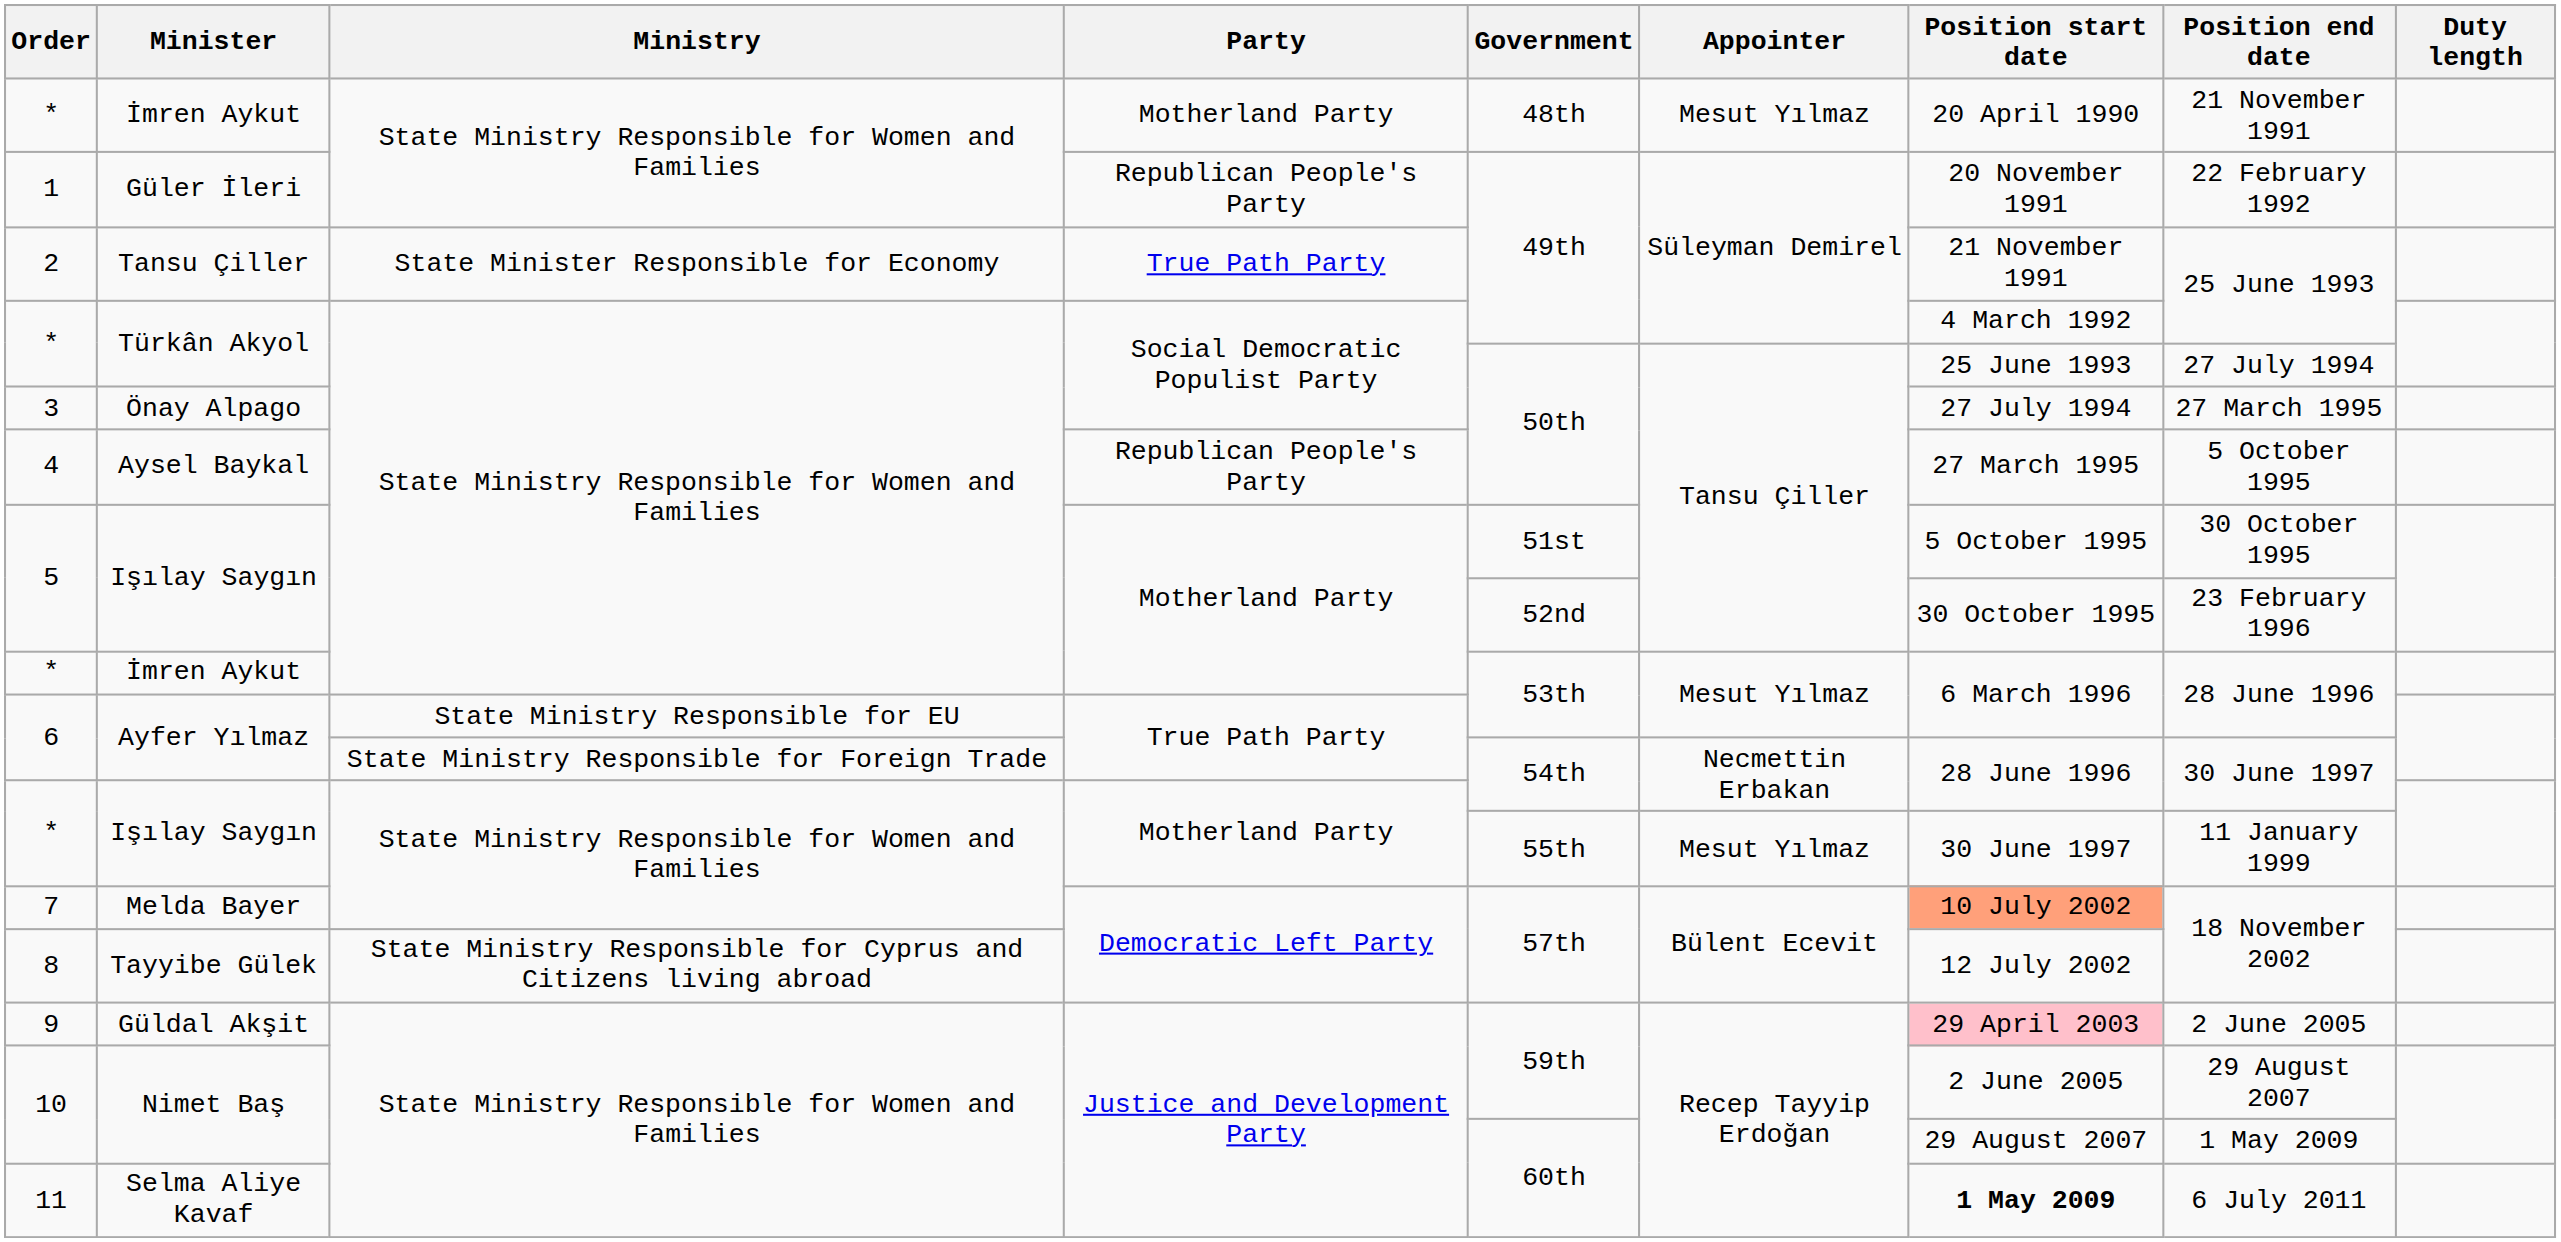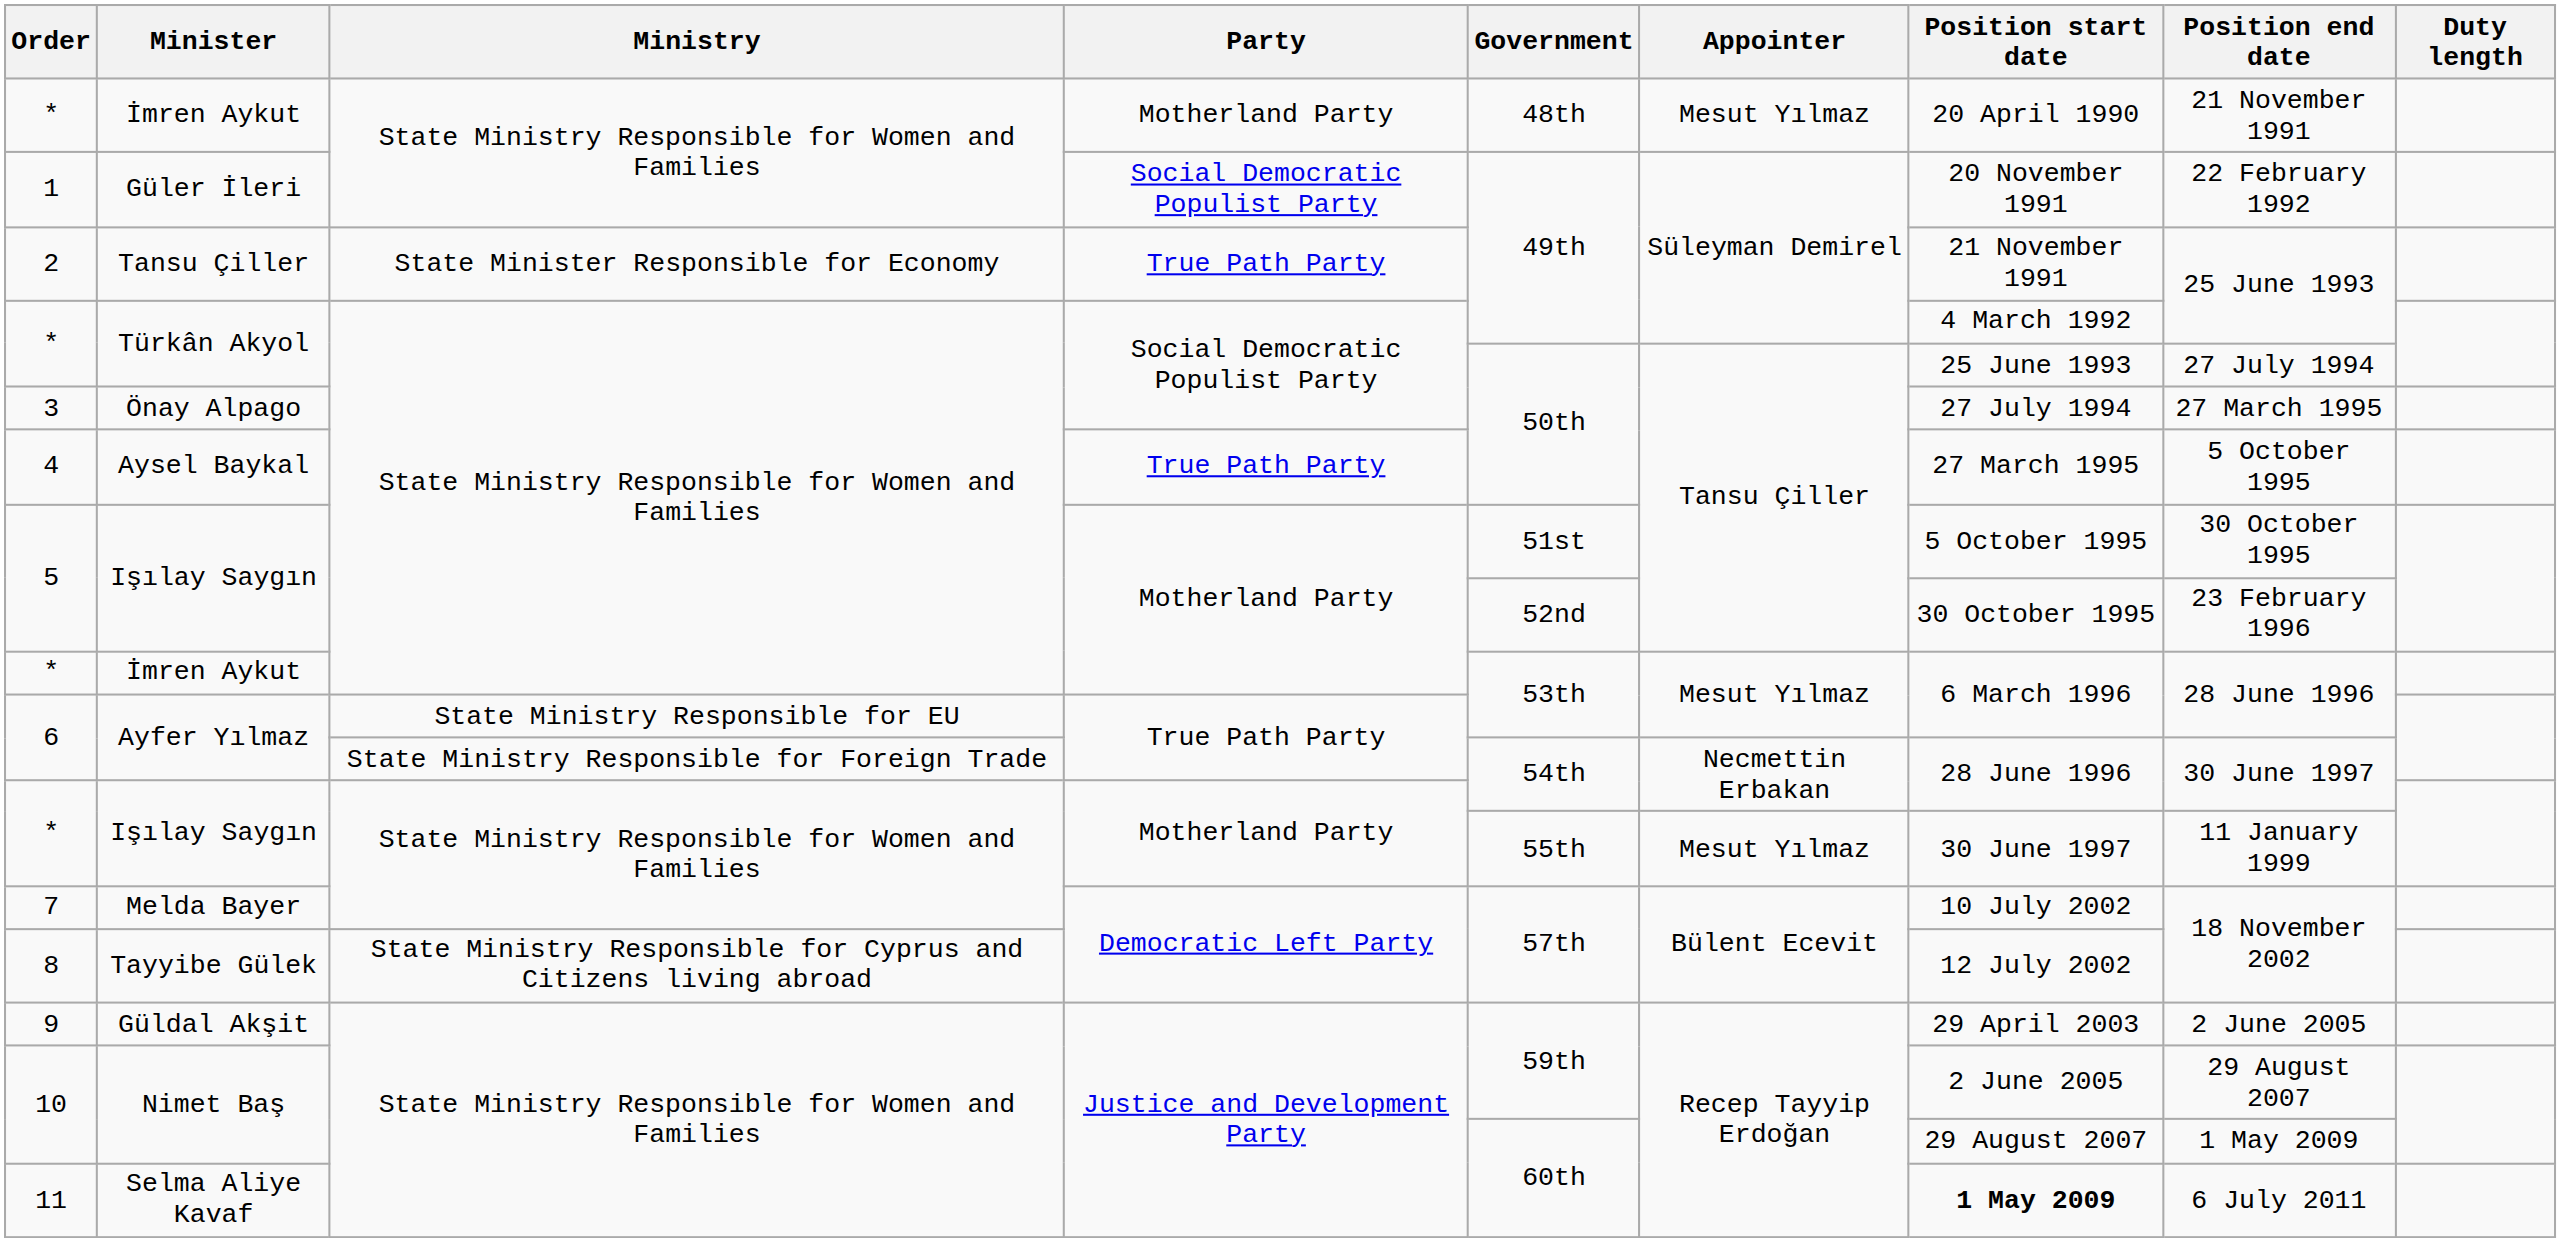(1266, 190) Republican People's Party -> (1266, 190) Social Democratic Populist Party
(1266, 467) Republican People's Party -> (1266, 467) True Path Party
(2036, 907) lightsalmon background -> (2036, 907) no background
(2036, 1024) pink background -> (2036, 1024) no background
